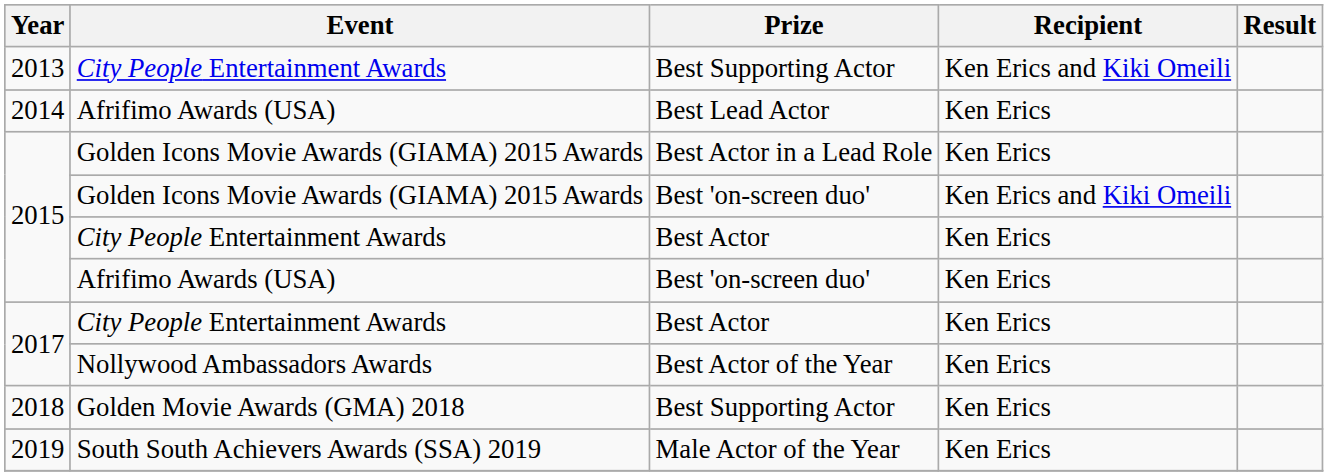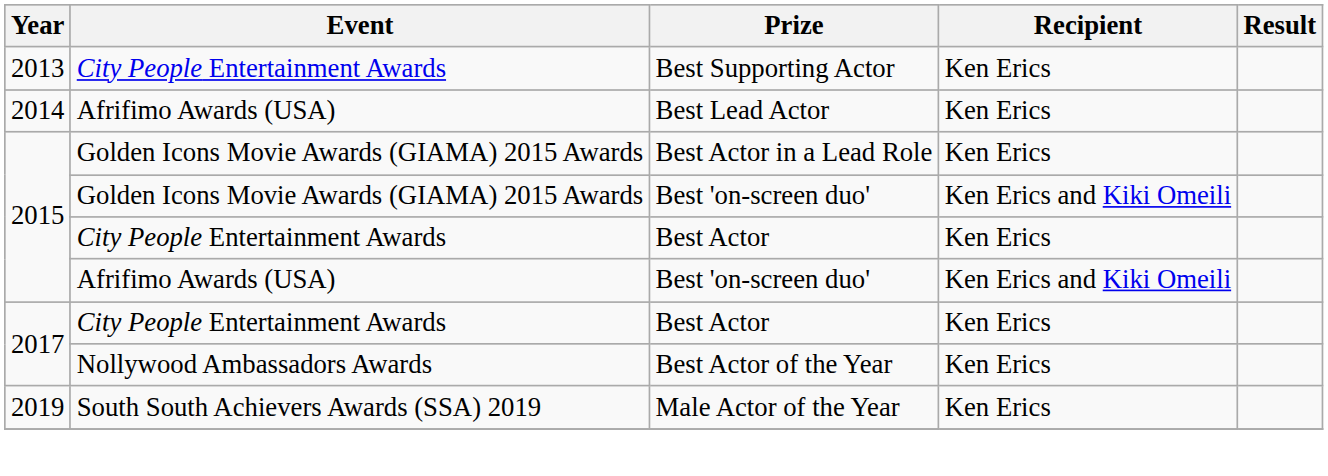(1088, 68) Ken Erics and Kiki Omeili -> (998, 68) Ken Erics
(998, 279) Ken Erics -> (1088, 279) Ken Erics and Kiki Omeili
- row: (271, 407)
